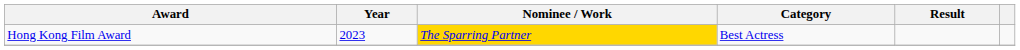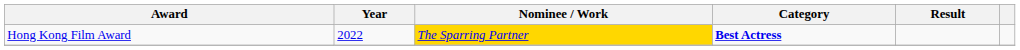(352, 34) 2023 -> (350, 34) 2022
(752, 34) normal -> (748, 34) bold
